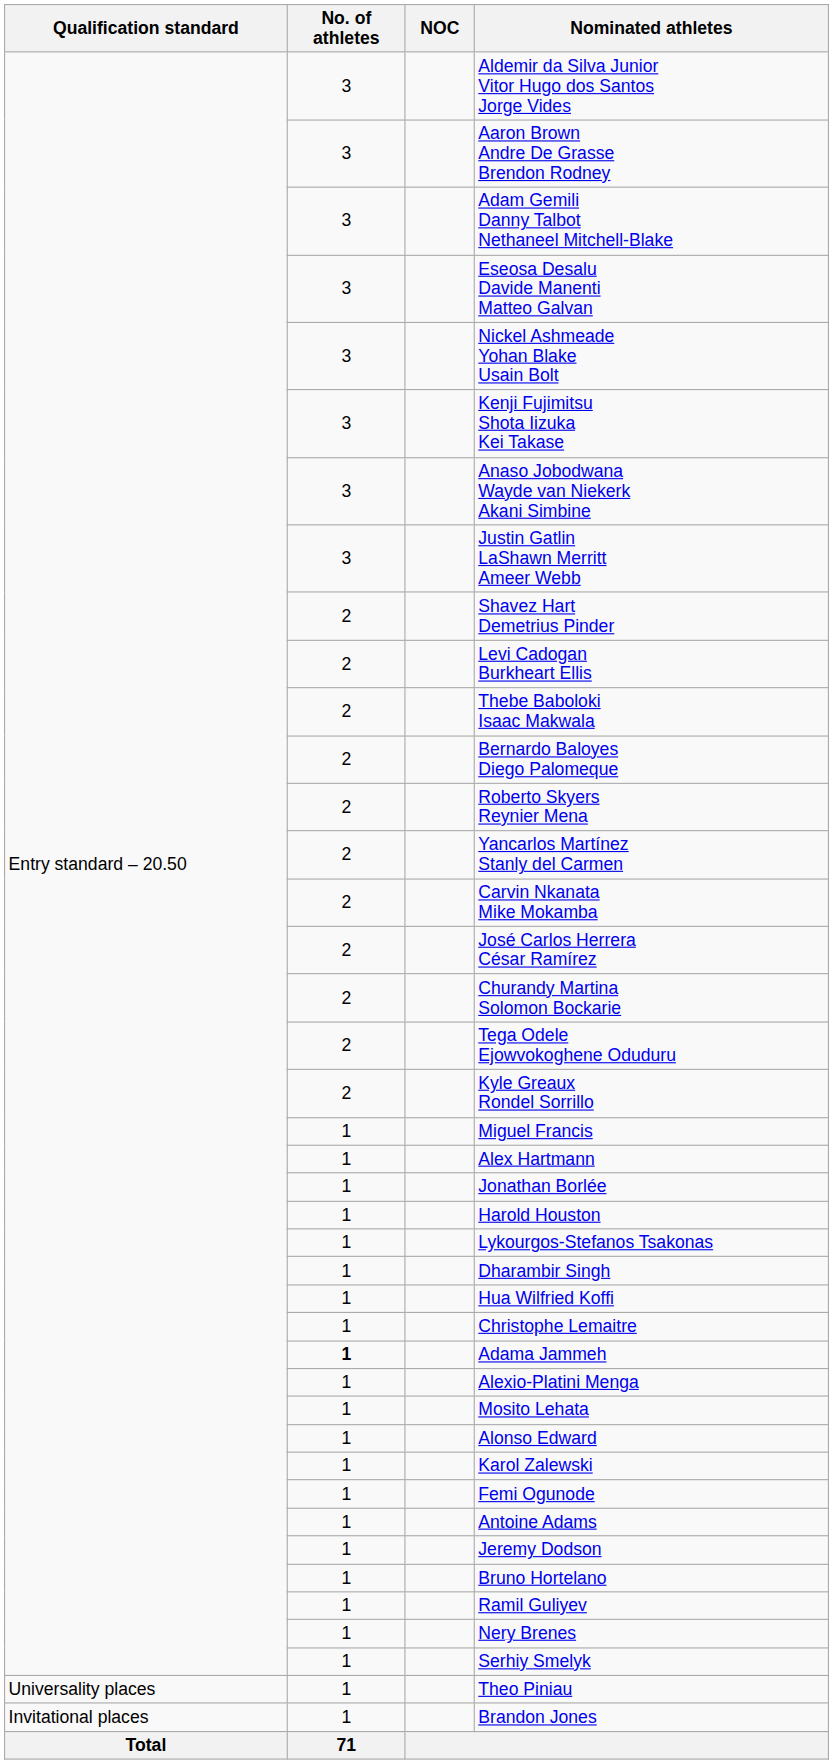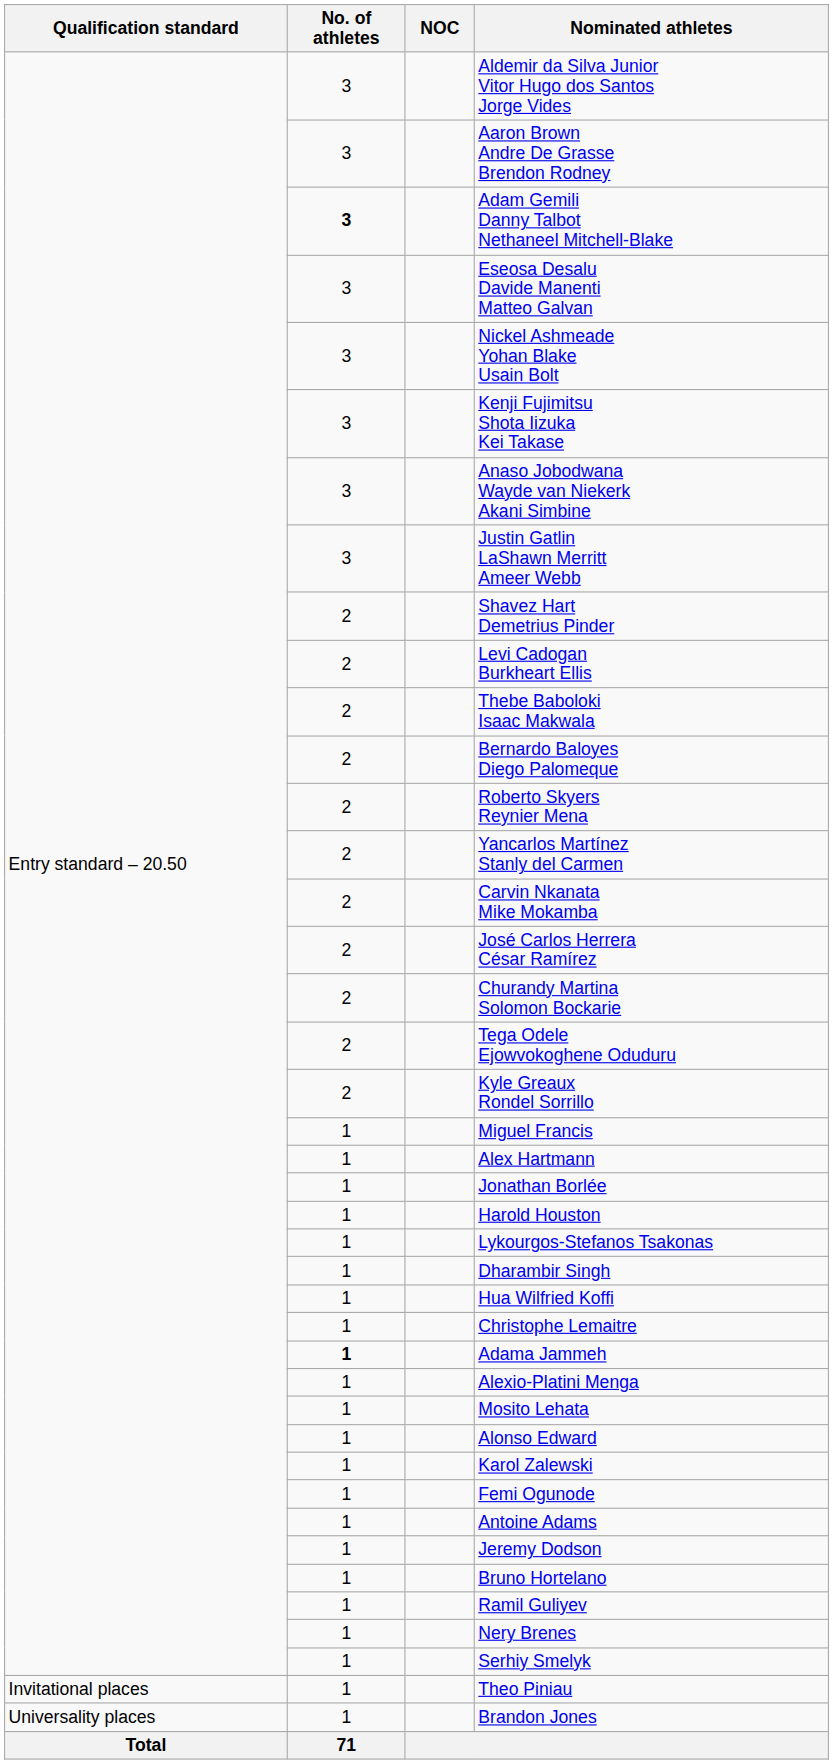(346, 220) normal -> (346, 220) bold
(82, 1689) Universality places -> (79, 1689) Invitational places
(79, 1717) Invitational places -> (82, 1717) Universality places
